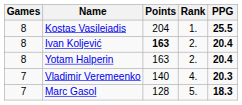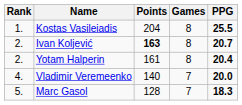columns swapped: (193, 12) <-> (23, 12)
(223, 44) 20.4 -> (223, 44) 20.7
(161, 60) 163 -> (152, 60) 161
(223, 76) 20.3 -> (223, 76) 20.0
